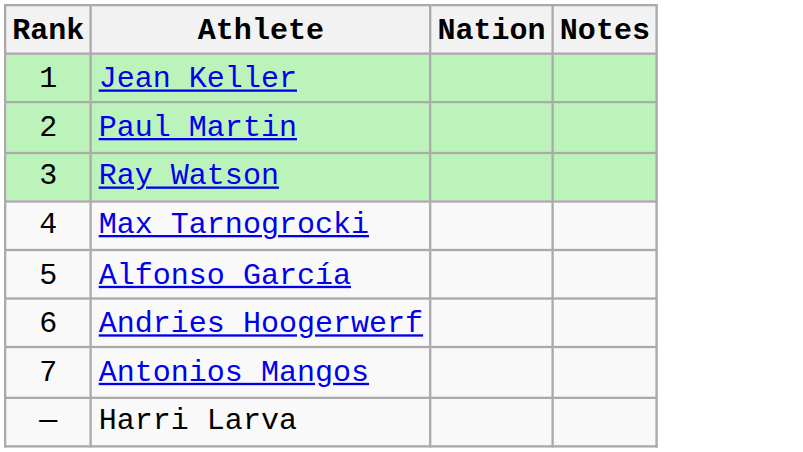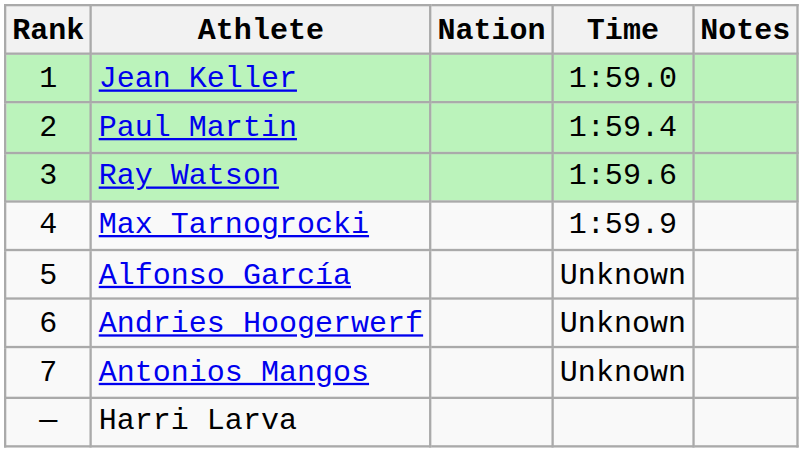+ column: (623, 30)
